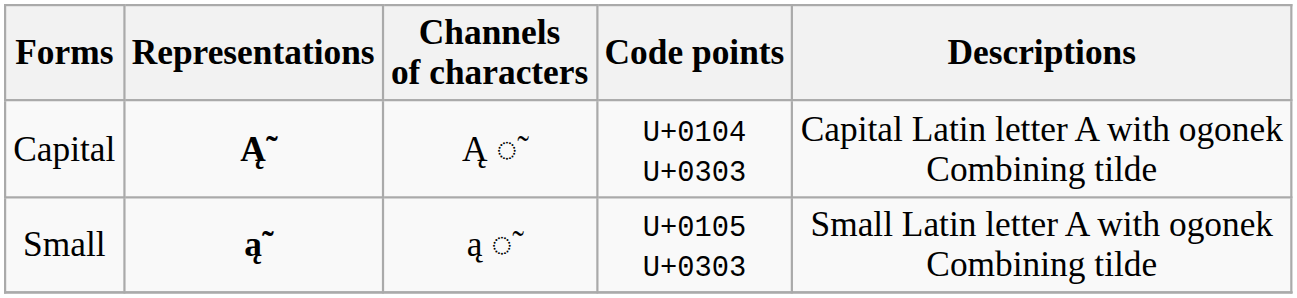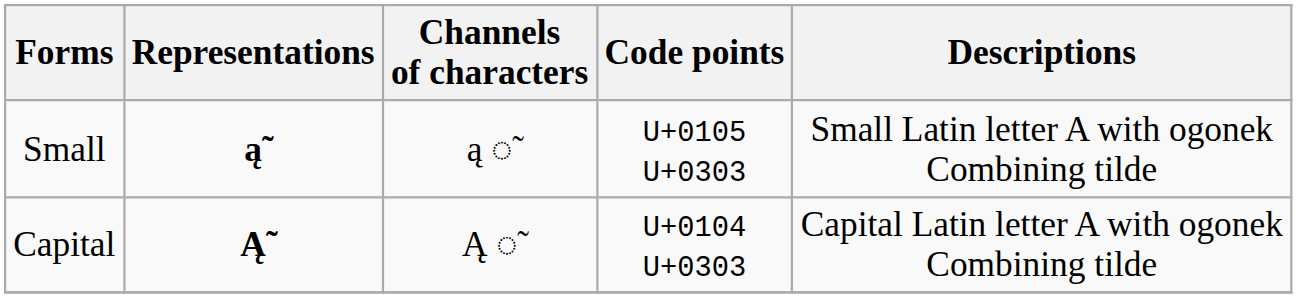rows swapped: (64, 148) <-> (64, 244)
